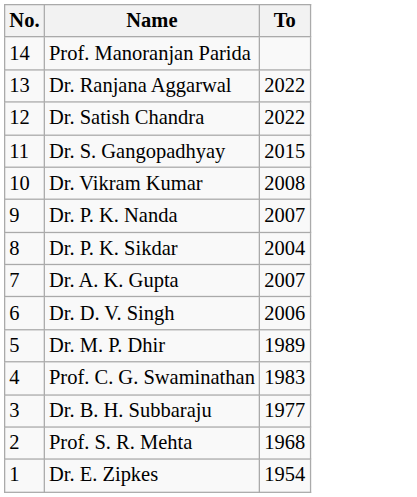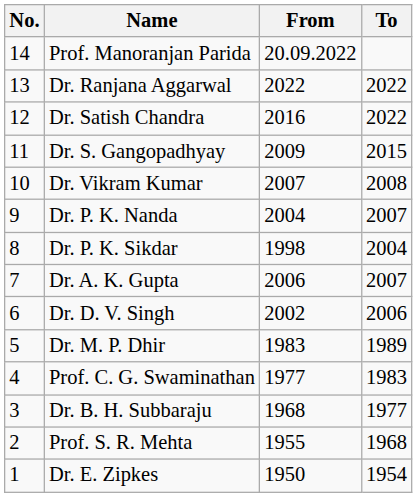+ column: (310, 20)
